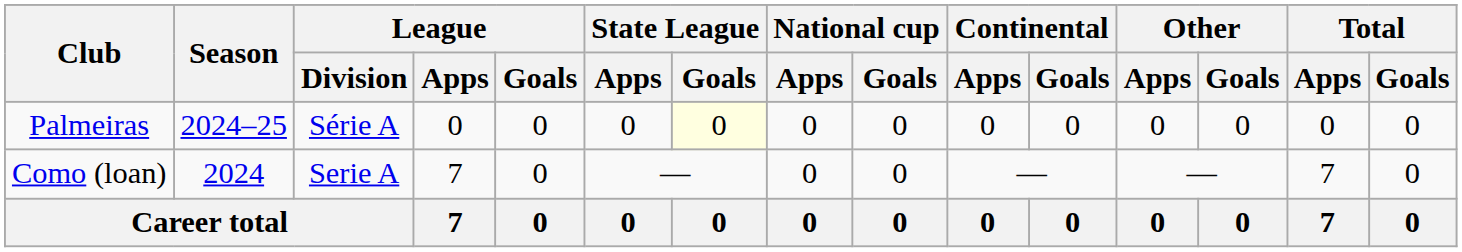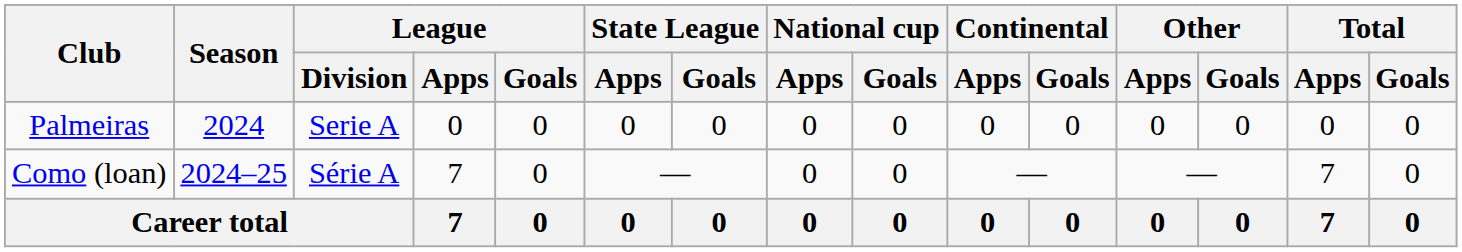(234, 125) 2024–25 -> (234, 125) 2024
(354, 125) Série A -> (354, 125) Serie A
(719, 125) lightyellow background -> (719, 125) no background
(234, 173) 2024 -> (234, 173) 2024–25
(354, 173) Serie A -> (354, 173) Série A
